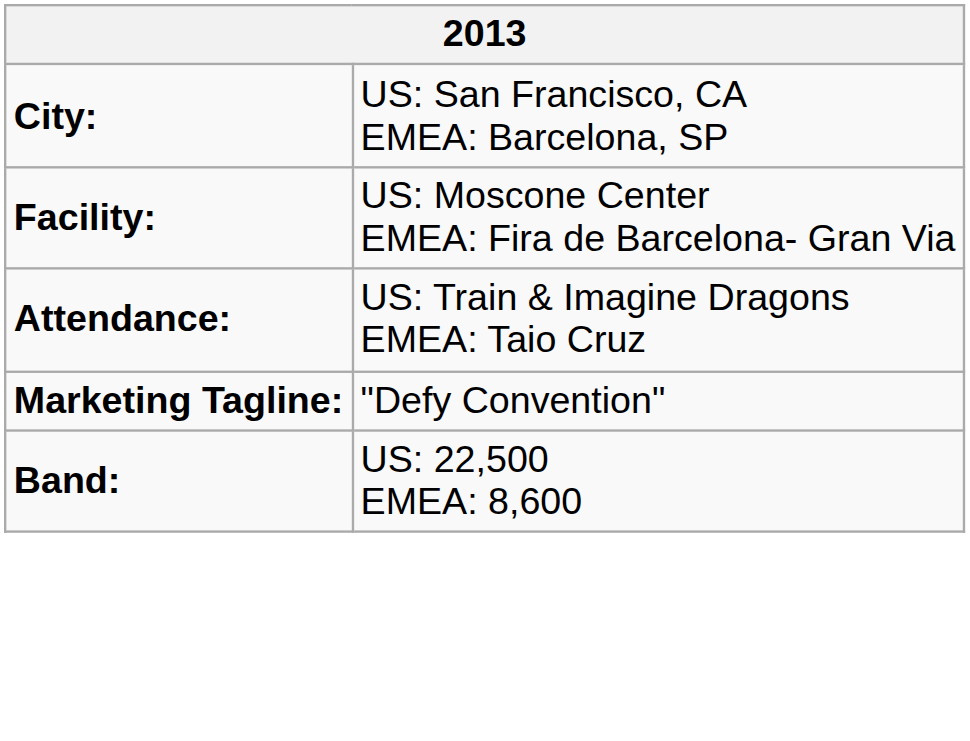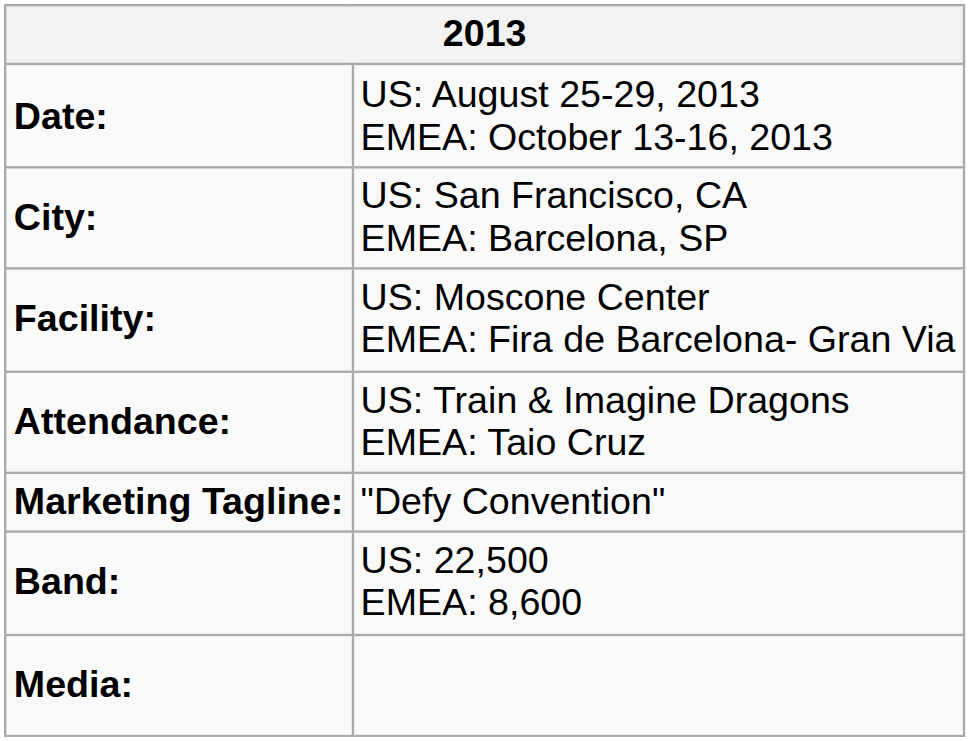+ row: (61, 115)
+ row: (73, 684)
